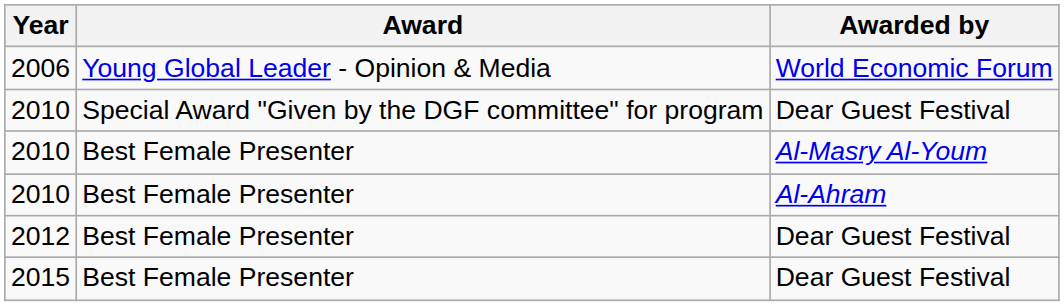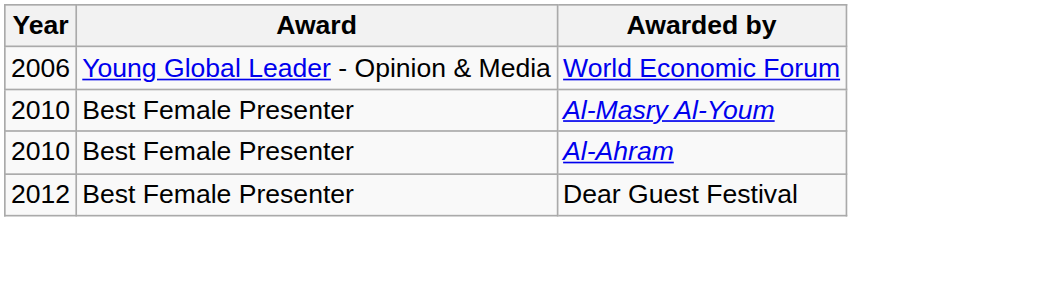- row: (40, 109)
- row: (40, 278)
